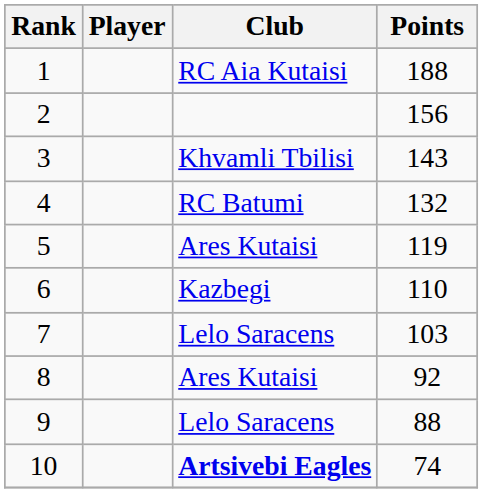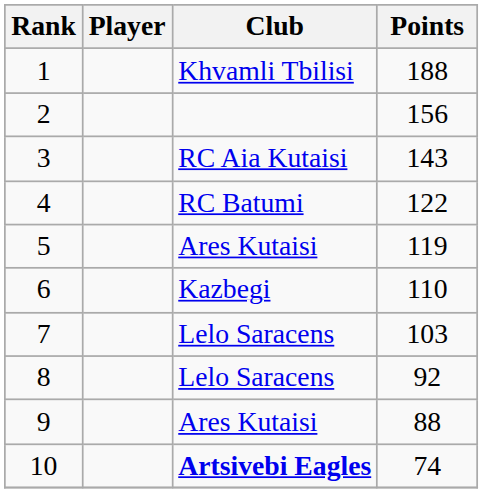(263, 70) RC Aia Kutaisi -> (266, 70) Khvamli Tbilisi
(266, 158) Khvamli Tbilisi -> (263, 158) RC Aia Kutaisi
(427, 202) 132 -> (427, 202) 122
(248, 377) Ares Kutaisi -> (256, 377) Lelo Saracens
(256, 421) Lelo Saracens -> (248, 421) Ares Kutaisi
